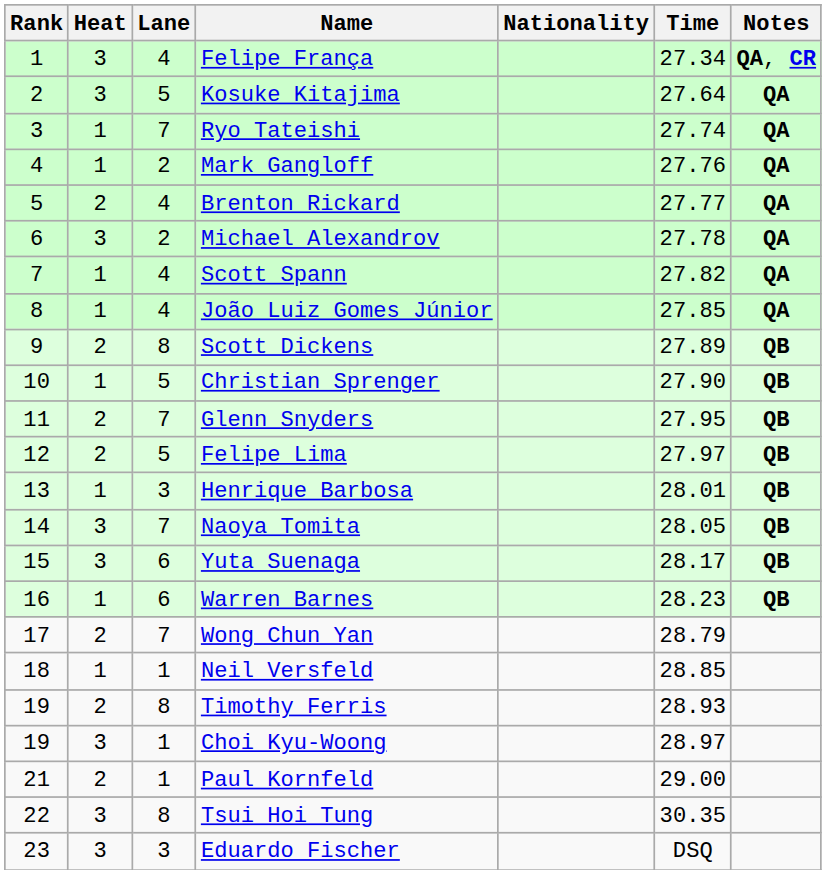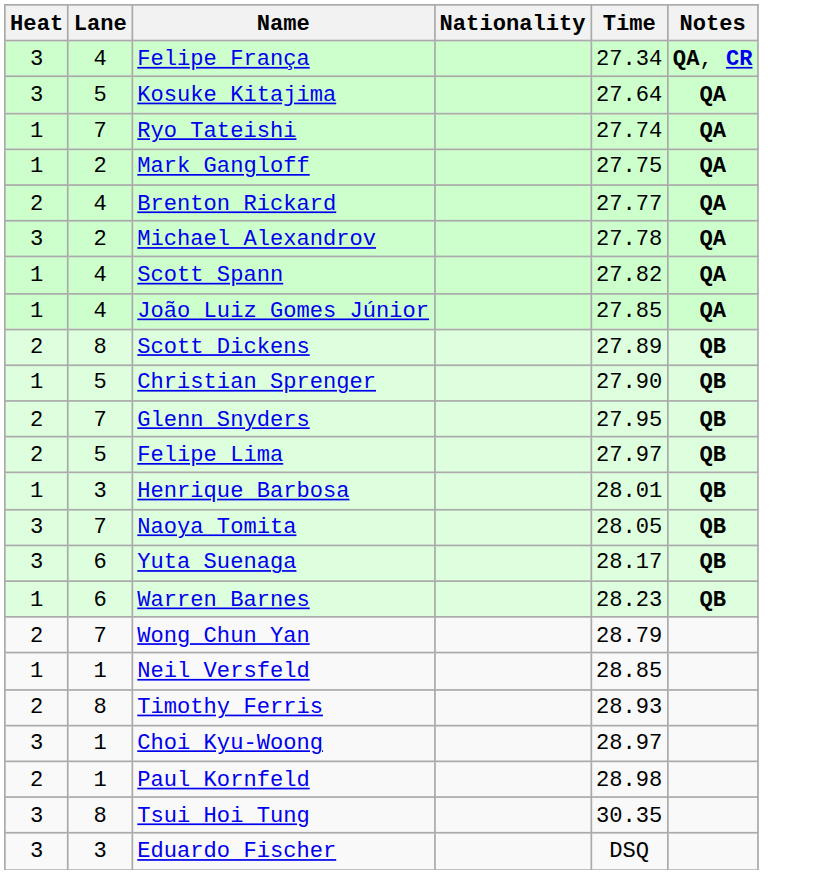- column: (37, 23)
(693, 167) 27.76 -> (629, 167) 27.75
(693, 779) 29.00 -> (629, 779) 28.98
